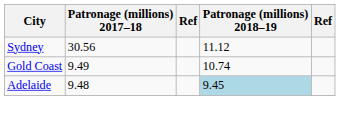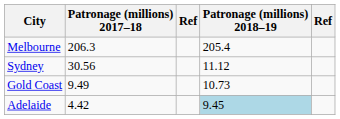+ row: (34, 47)
(216, 66) 10.74 -> (216, 85) 10.73
(78, 85) 9.48 -> (78, 104) 4.42
